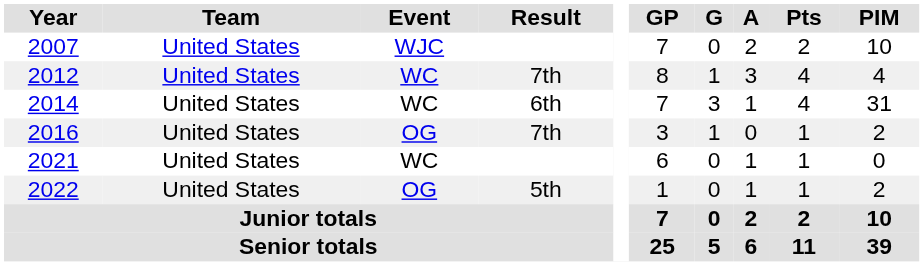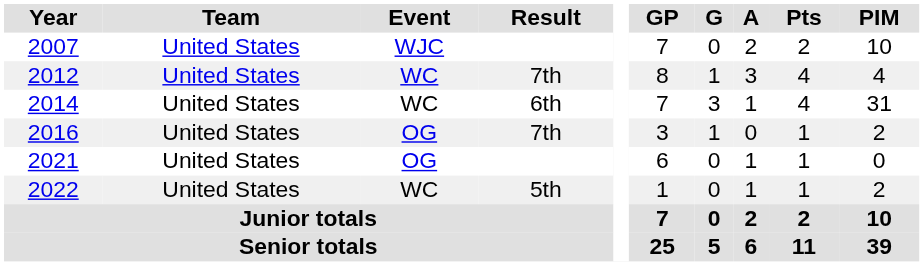(419, 161) WC -> (419, 161) OG
(419, 189) OG -> (419, 189) WC
